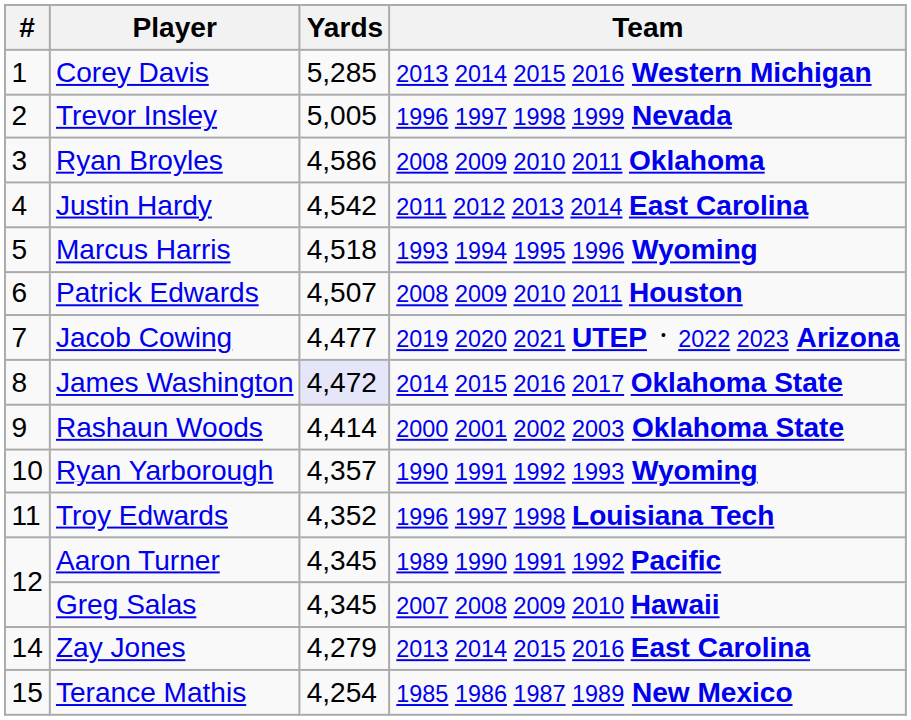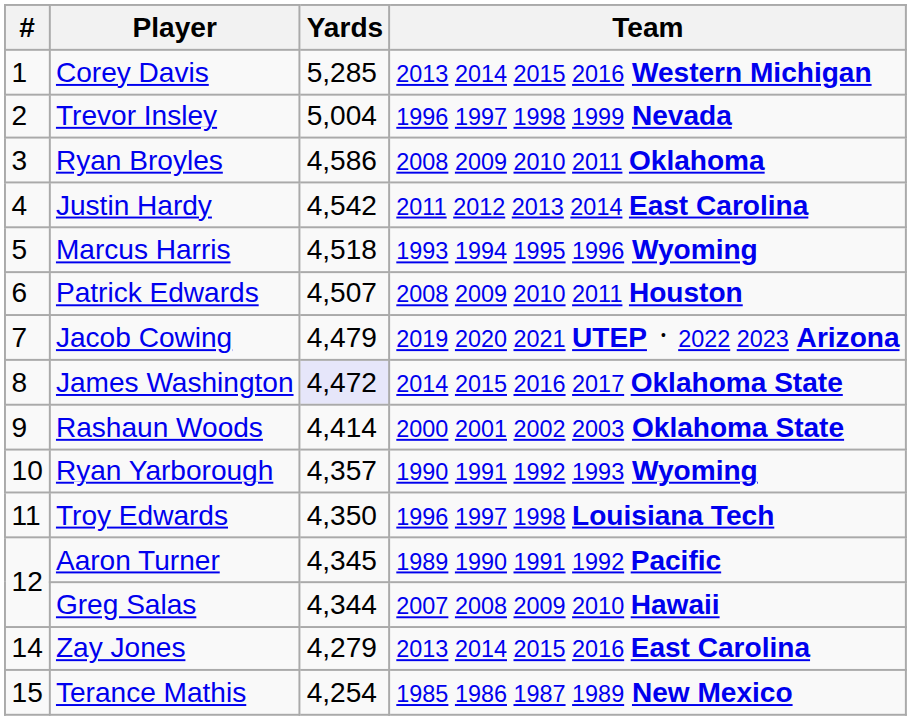(342, 116) 5,005 -> (342, 116) 5,004
(342, 338) 4,477 -> (342, 338) 4,479
(342, 516) 4,352 -> (342, 516) 4,350
(342, 604) 4,345 -> (342, 604) 4,344
